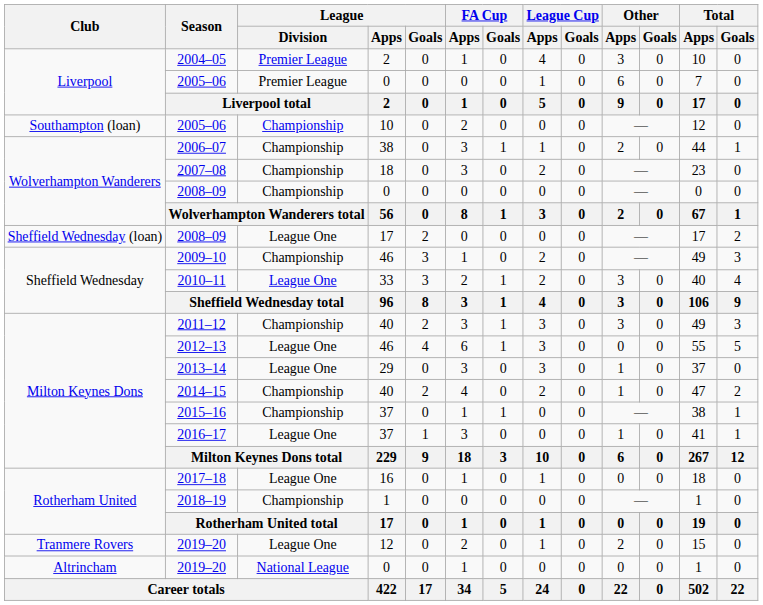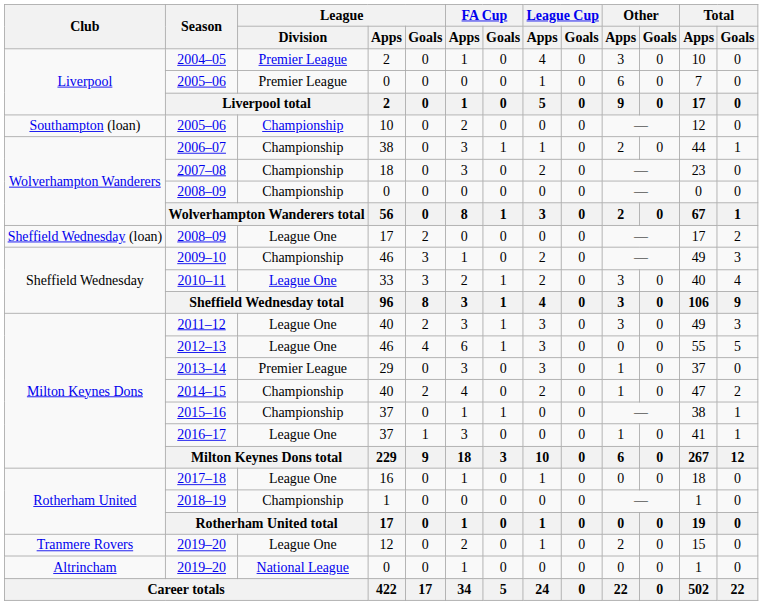(303, 324) Championship -> (303, 324) League One
(303, 368) League One -> (303, 368) Premier League
